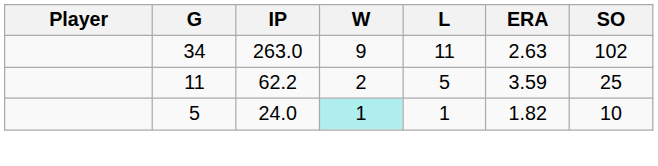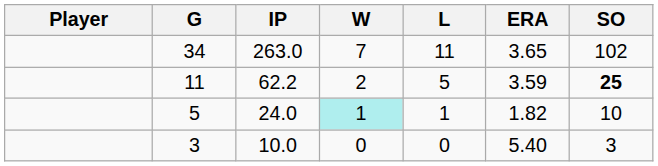(361, 51) 9 -> (361, 51) 7
(528, 51) 2.63 -> (528, 51) 3.65
(611, 82) normal -> (611, 82) bold
+ row: (278, 144)
